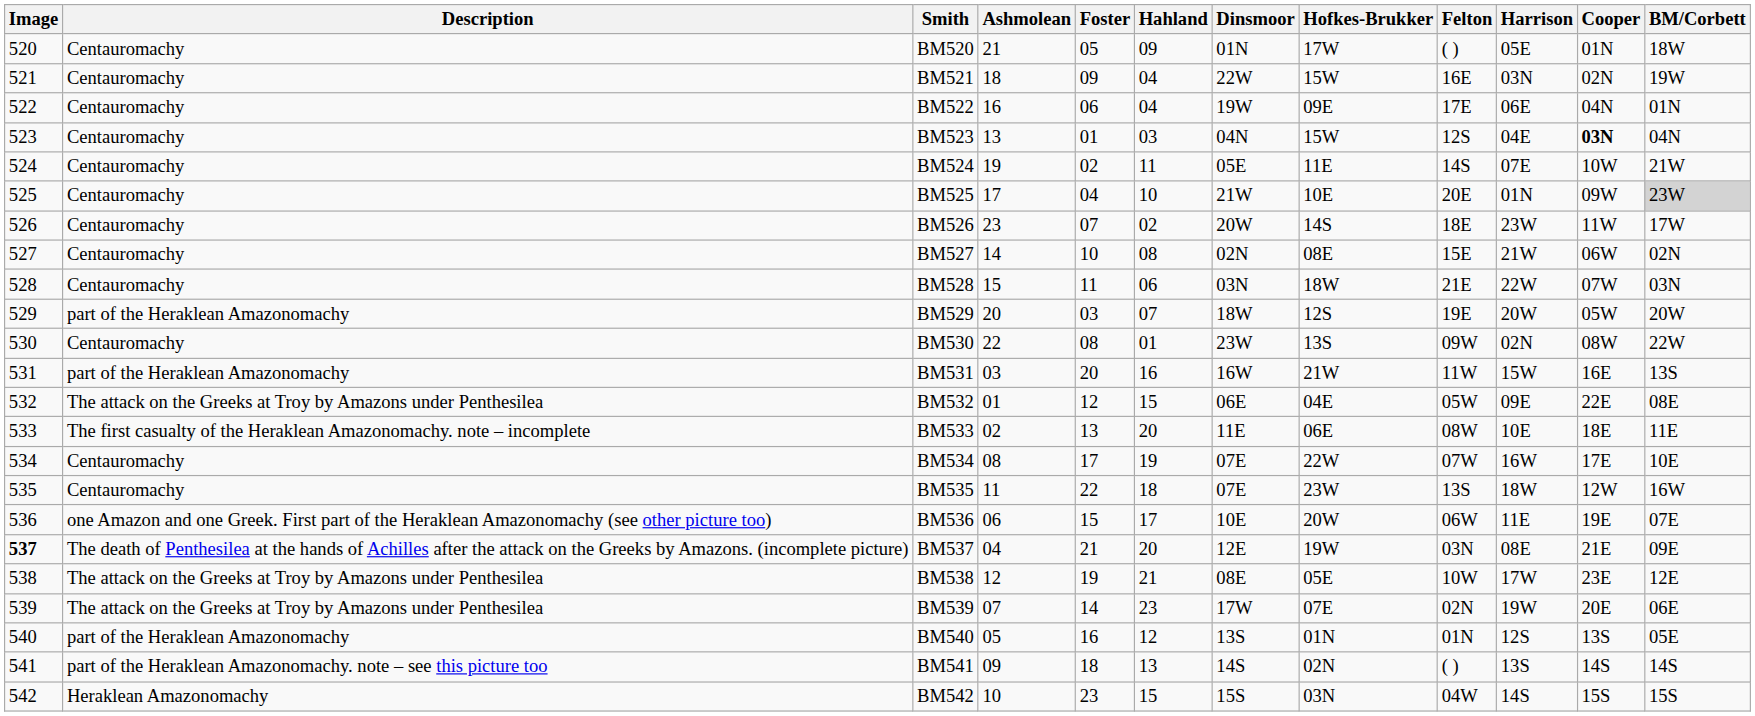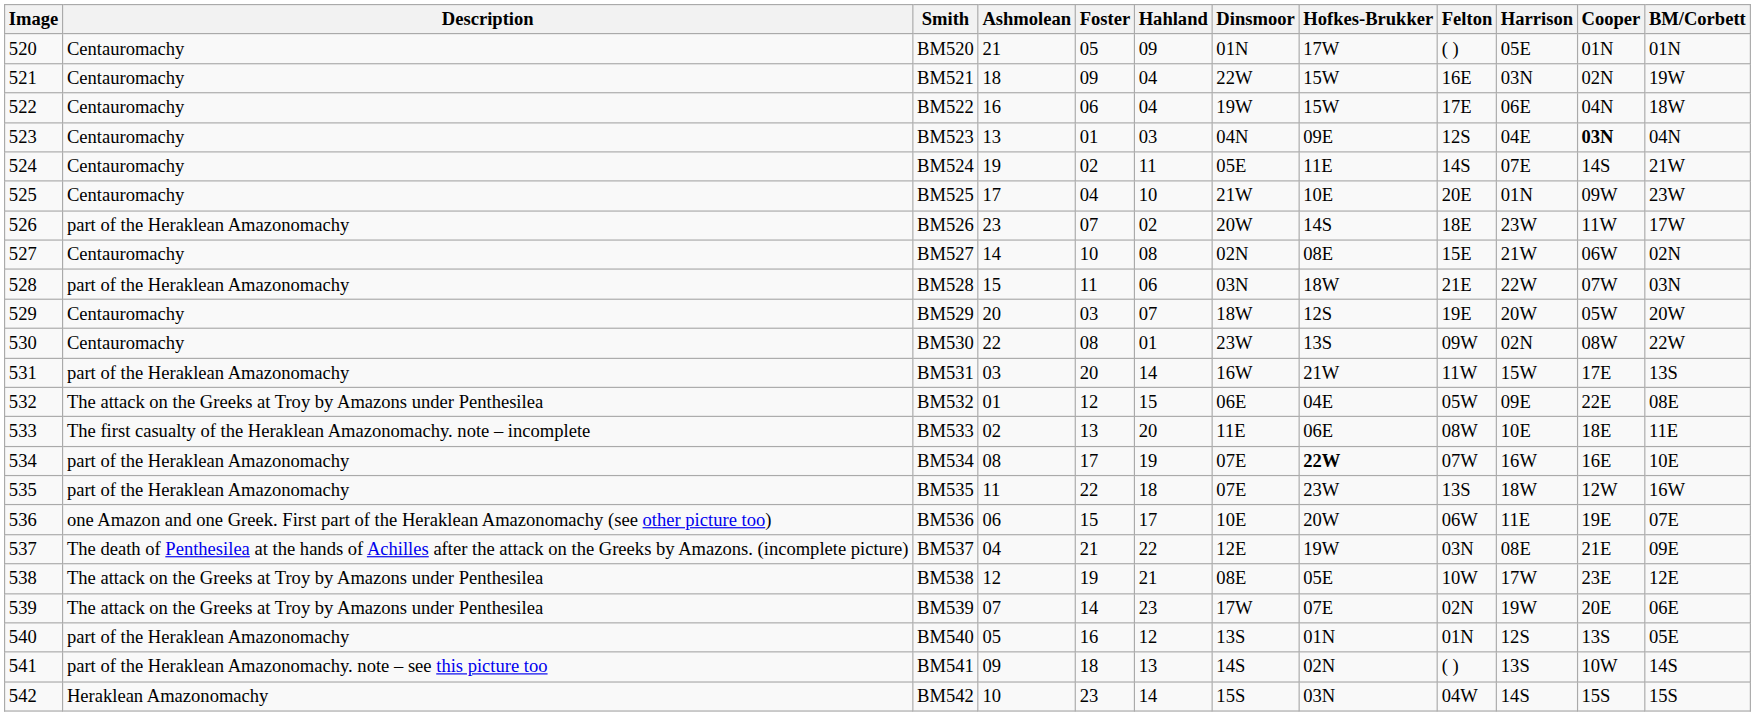(1667, 48) 18W -> (1665, 48) 01N
(1318, 107) 09E -> (1321, 107) 15W
(1665, 107) 01N -> (1667, 107) 18W
(1321, 136) 15W -> (1318, 136) 09E
(1600, 166) 10W -> (1596, 166) 14S
(1667, 195) lightgrey background -> (1667, 195) no background
(126, 225) Centauromachy -> (208, 225) part of the Heraklean Amazonomachy
(126, 284) Centauromachy -> (208, 284) part of the Heraklean Amazonomachy
(208, 313) part of the Heraklean Amazonomachy -> (126, 313) Centauromachy
(1148, 372) 16 -> (1148, 372) 14
(1597, 372) 16E -> (1597, 372) 17E
(126, 460) Centauromachy -> (208, 460) part of the Heraklean Amazonomachy
(1321, 460) normal -> (1322, 460) bold
(1597, 460) 17E -> (1597, 460) 16E
(126, 490) Centauromachy -> (208, 490) part of the Heraklean Amazonomachy
(23, 549) bold -> (23, 549) normal
(1148, 549) 20 -> (1148, 549) 22
(1596, 666) 14S -> (1600, 666) 10W
(1148, 696) 15 -> (1148, 696) 14
